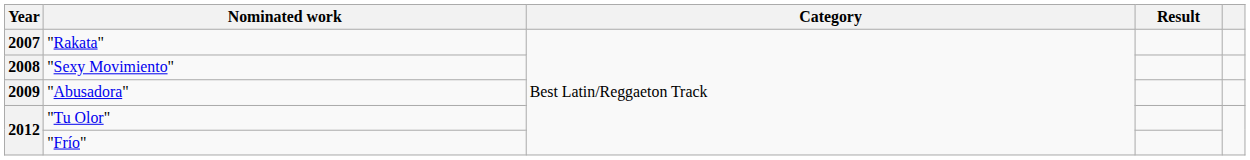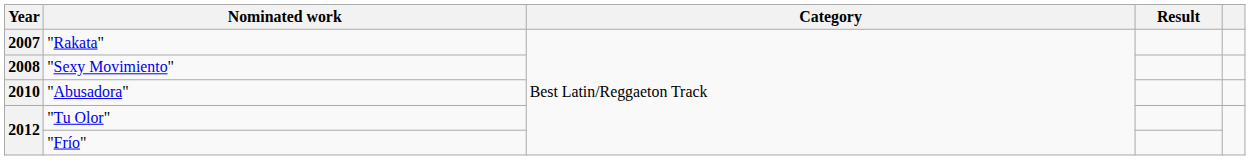(24, 92) 2009 -> (24, 92) 2010
